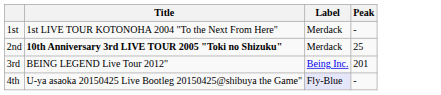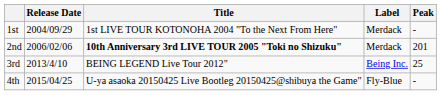+ column: (54, 13)
(358, 47) 25 -> (420, 47) 201
(361, 64) 201 -> (418, 64) 25
(325, 81) lavender background -> (384, 81) no background
